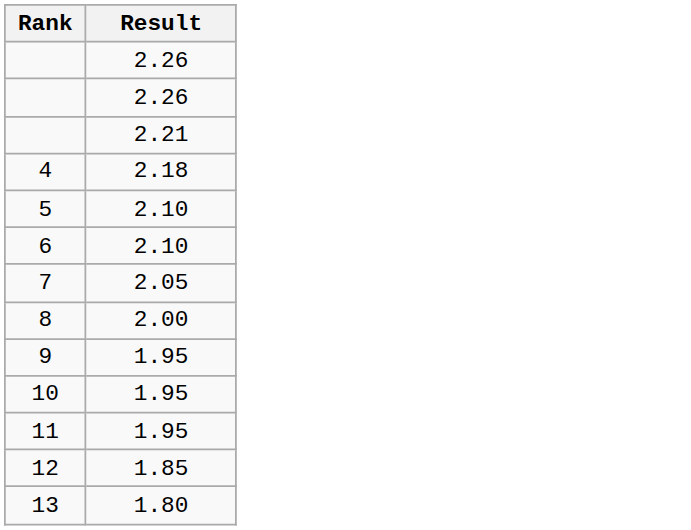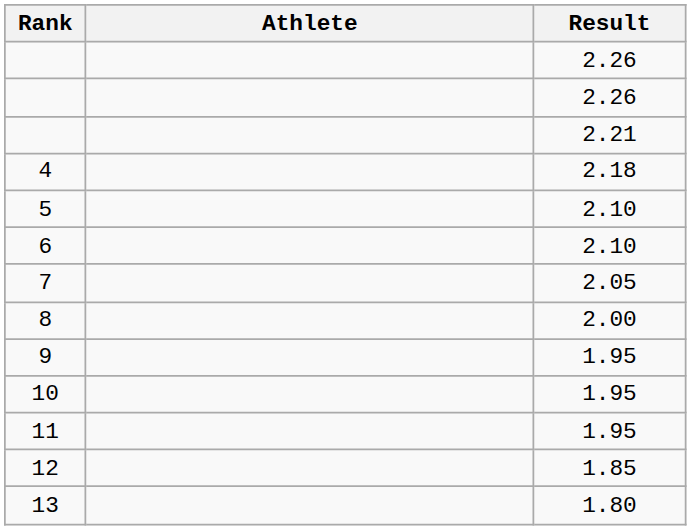+ column: (310, 23)
